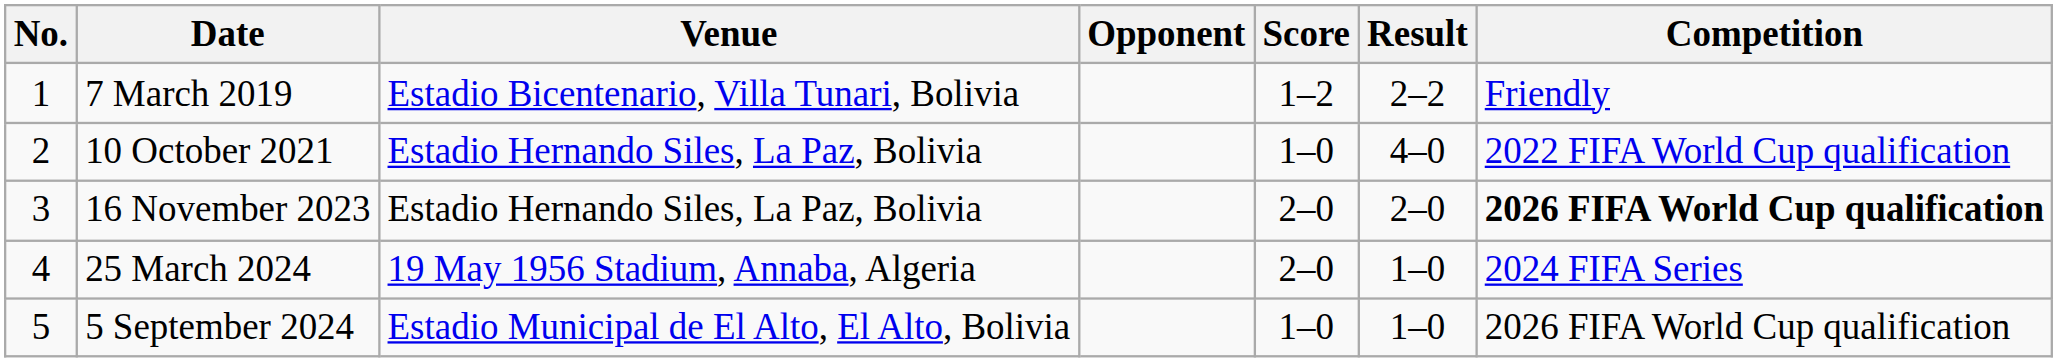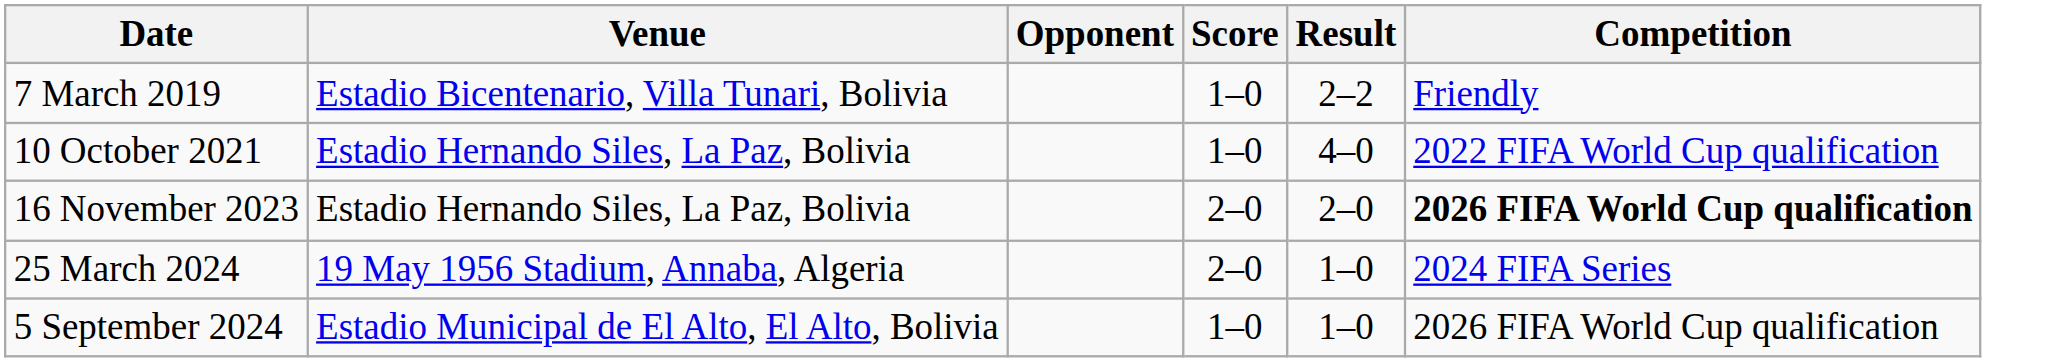- column: (41, 33)
(1306, 92) 1–2 -> (1235, 92) 1–0
